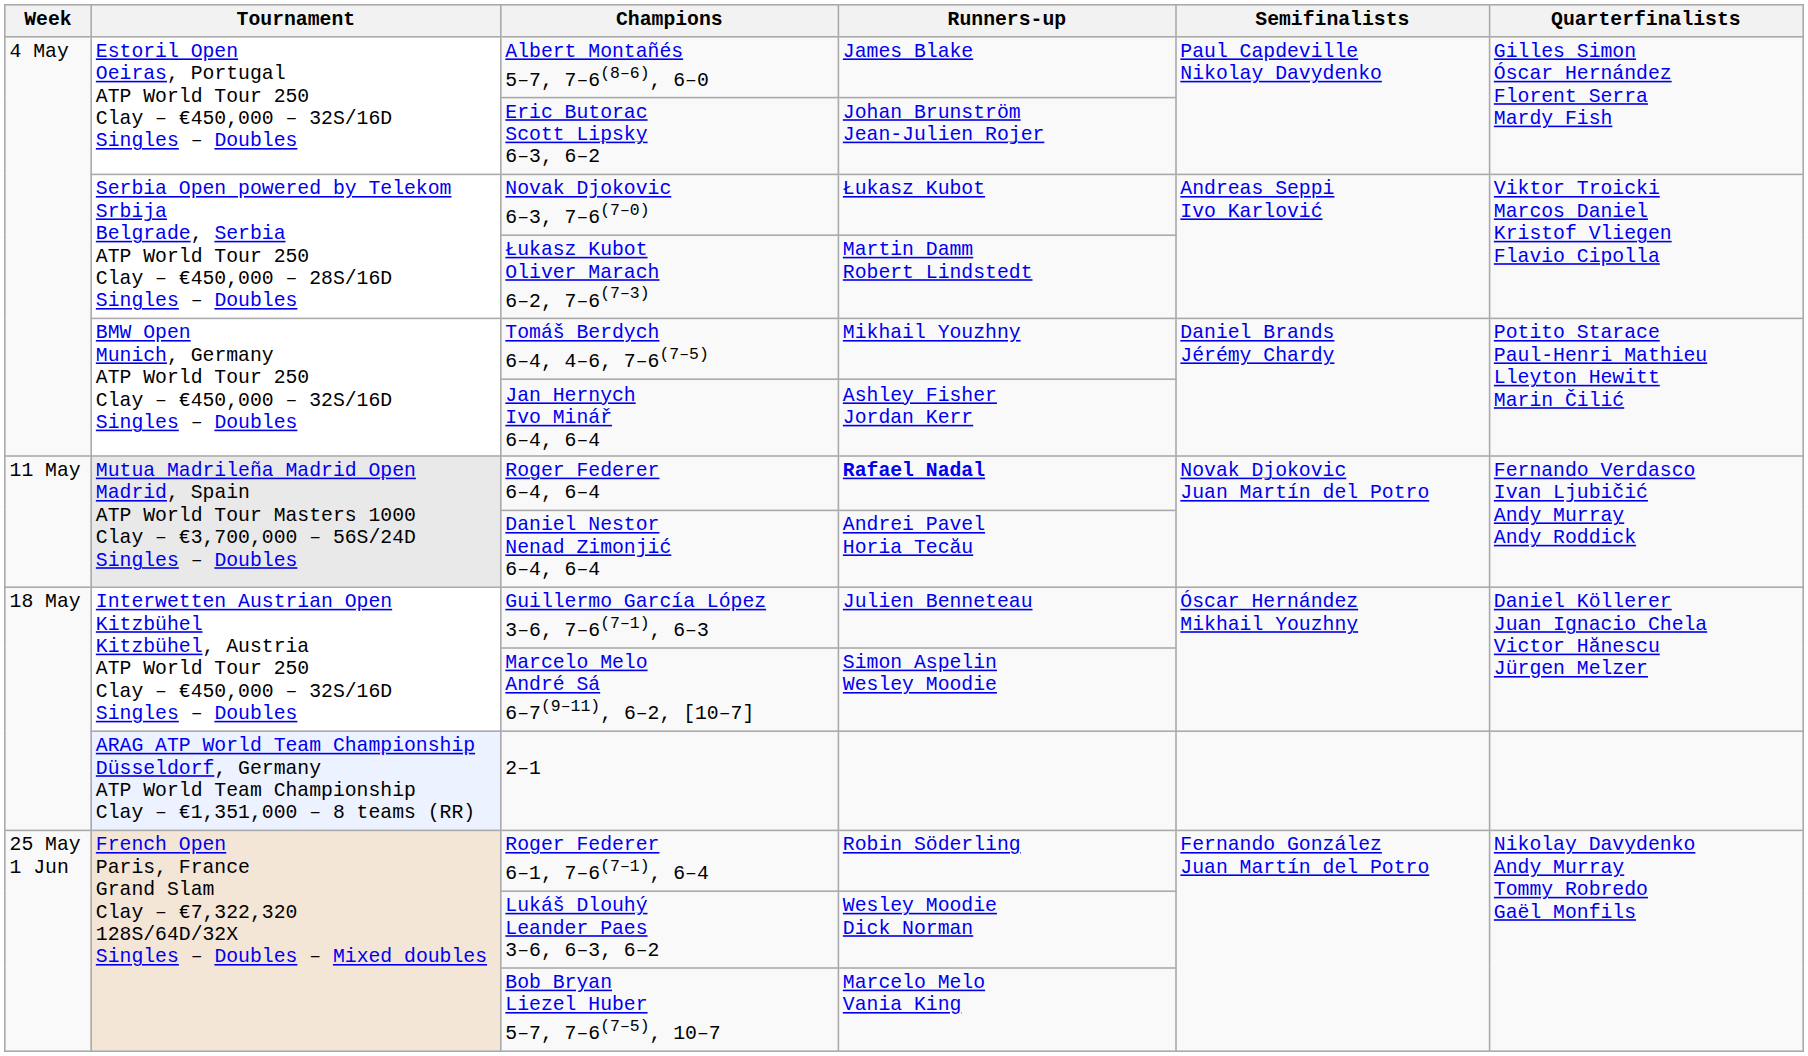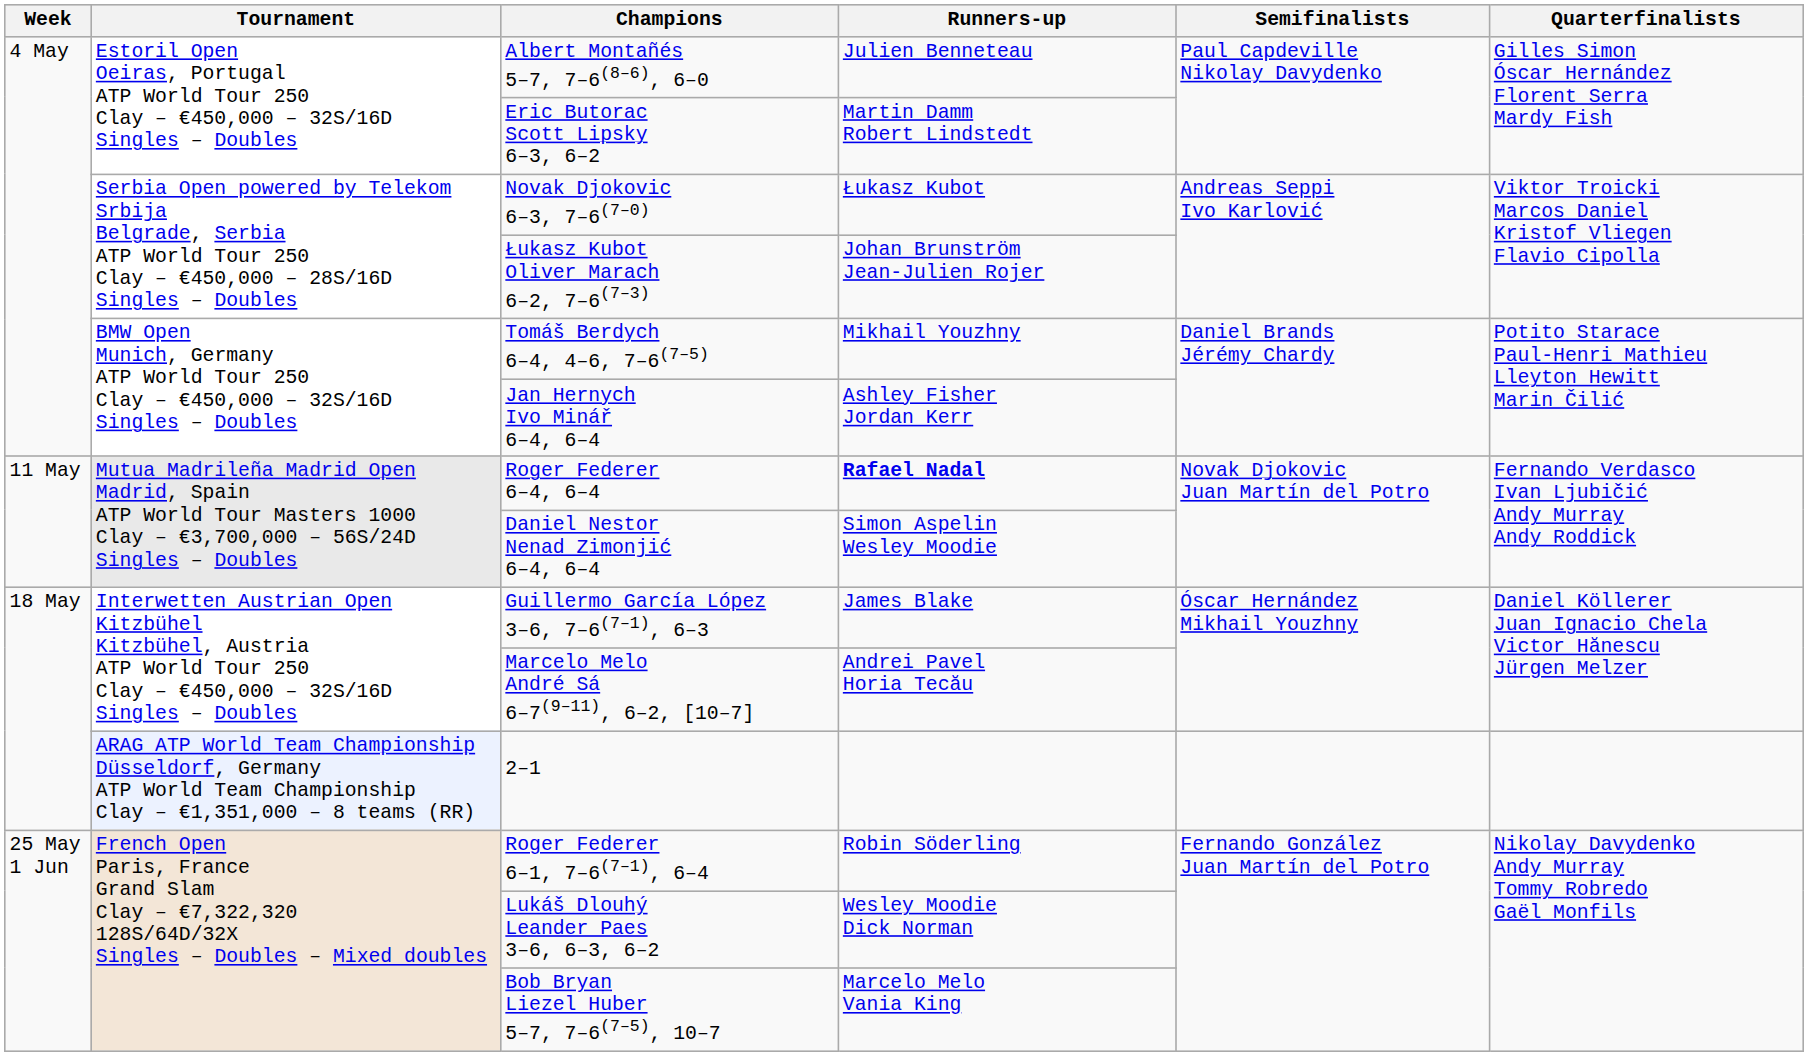(908, 53) James Blake -> (938, 53) Julien Benneteau
(944, 125) Johan Brunström Jean-Julien Rojer -> (938, 125) Martin Damm Robert Lindstedt
(938, 263) Martin Damm Robert Lindstedt -> (944, 263) Johan Brunström Jean-Julien Rojer
(914, 538) Andrei Pavel Horia Tecău -> (920, 538) Simon Aspelin Wesley Moodie
(938, 603) Julien Benneteau -> (908, 603) James Blake
(920, 675) Simon Aspelin Wesley Moodie -> (914, 675) Andrei Pavel Horia Tecău
